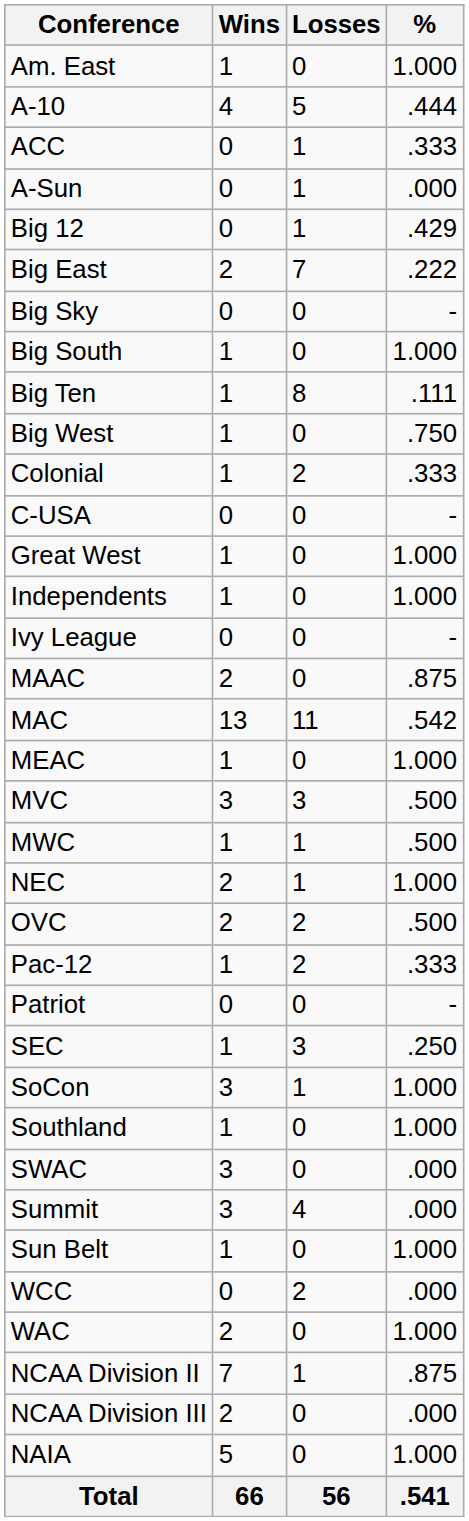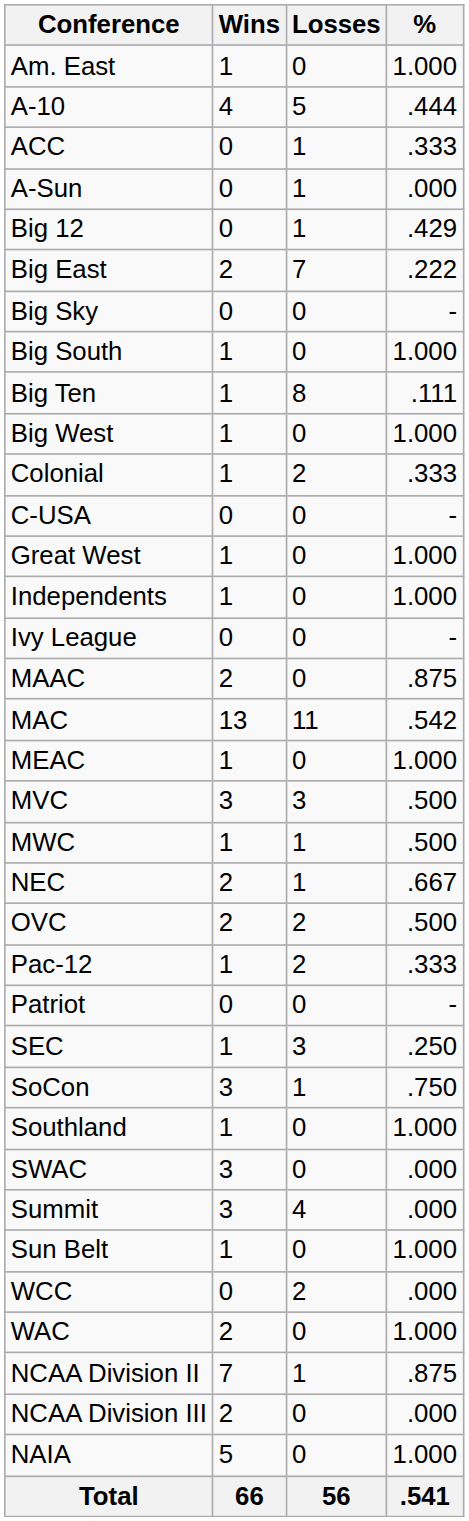(432, 433) .750 -> (425, 433) 1.000
(425, 882) 1.000 -> (432, 882) .667
(425, 1087) 1.000 -> (432, 1087) .750
